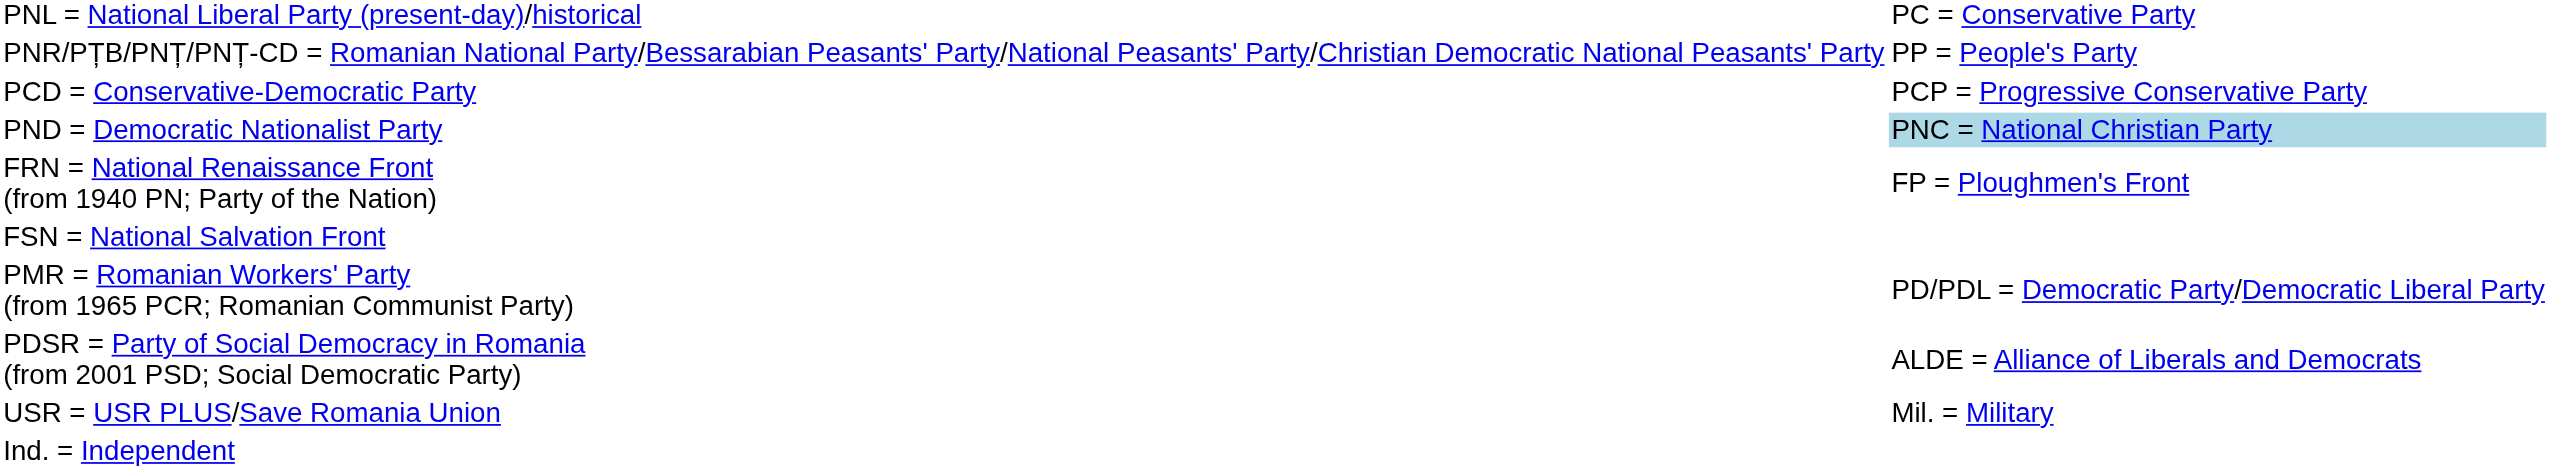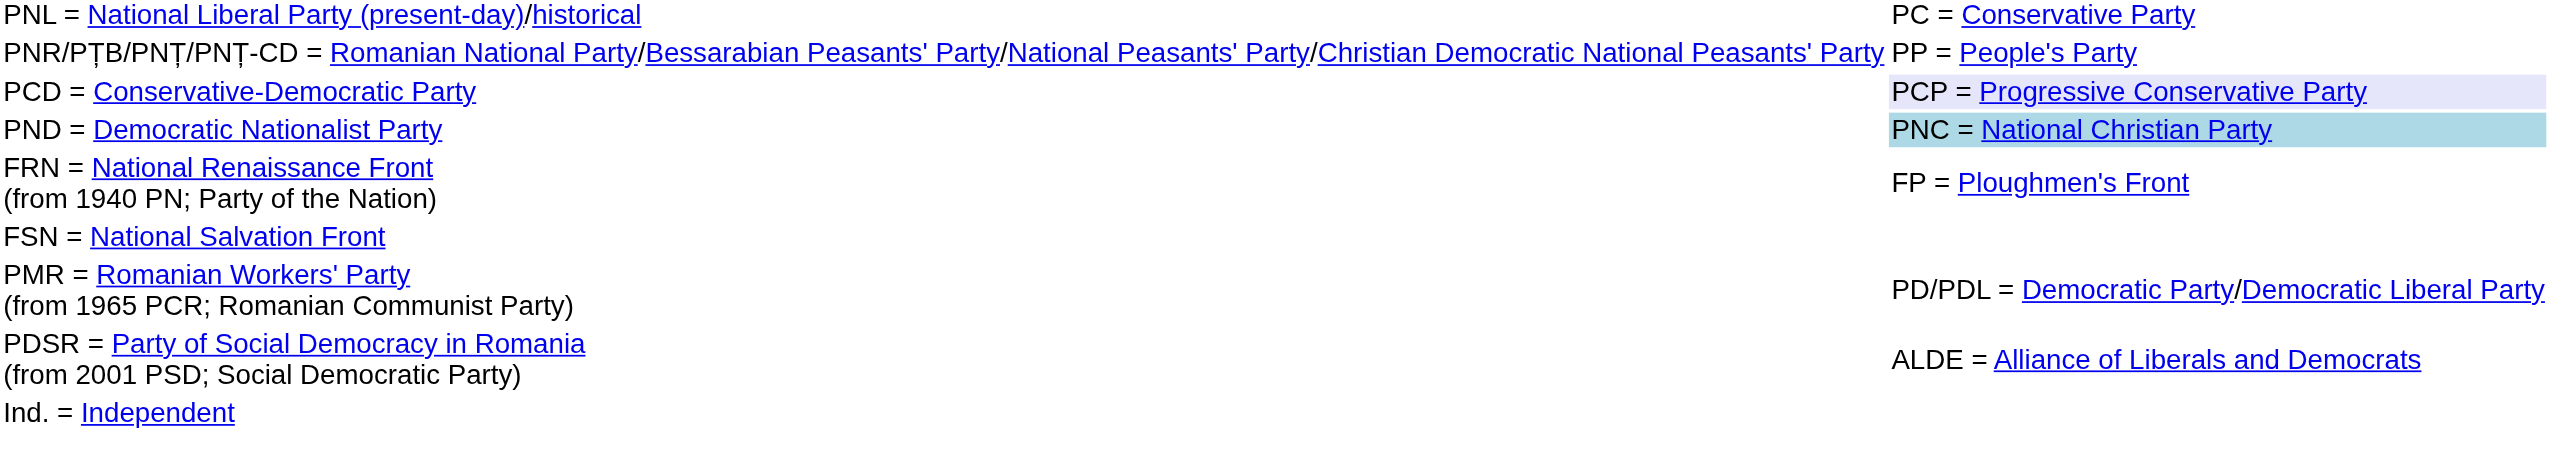(2129, 91) no background -> (2129, 91) lavender background
- row: (252, 413)
